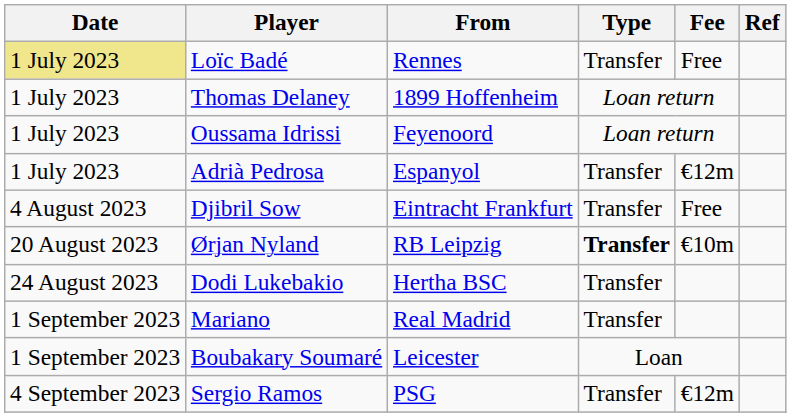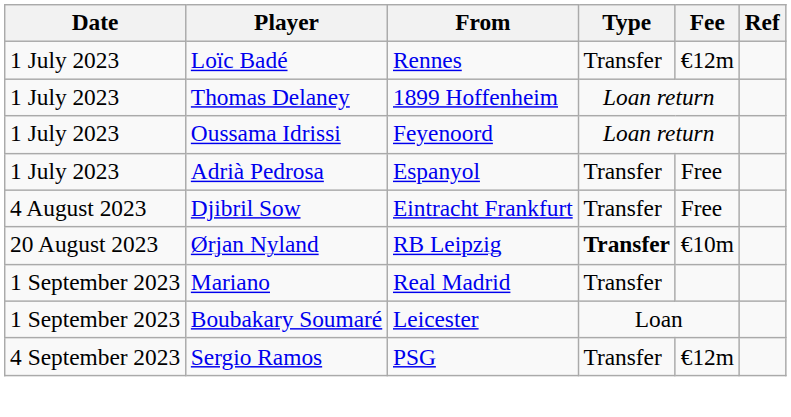(65, 60) khaki background -> (65, 60) no background
(701, 60) Free -> (707, 60) €12m
(707, 171) €12m -> (701, 171) Free
- row: (267, 282)
